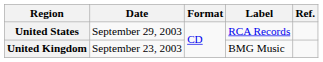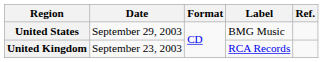(259, 31) RCA Records -> (257, 31) BMG Music
(257, 48) BMG Music -> (259, 48) RCA Records
